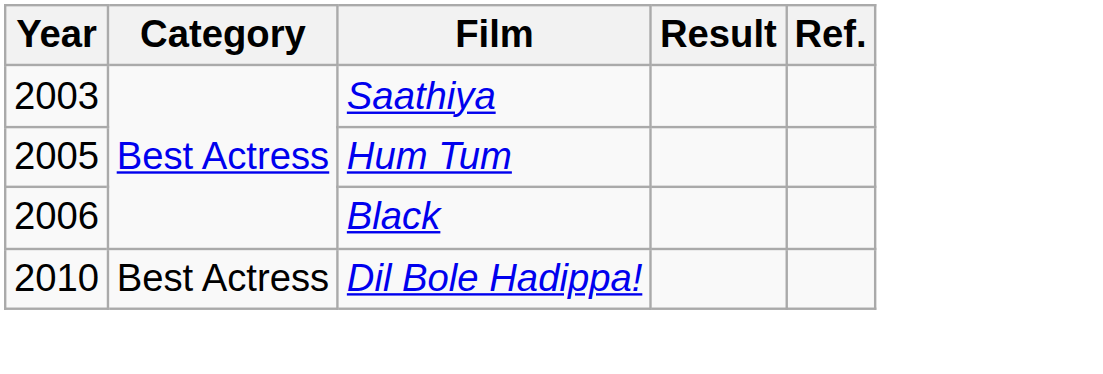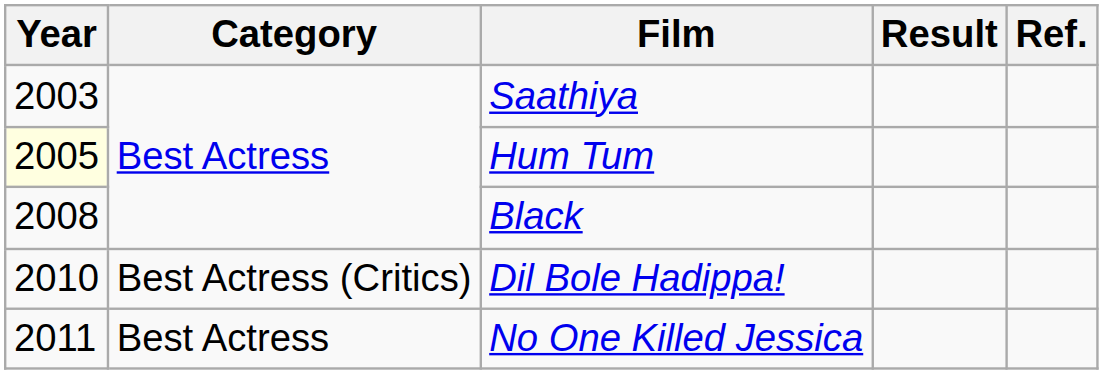(57, 156) no background -> (57, 156) lightyellow background
(57, 216) 2006 -> (57, 216) 2008
(223, 277) Best Actress -> (294, 277) Best Actress (Critics)
+ row: (676, 338)
